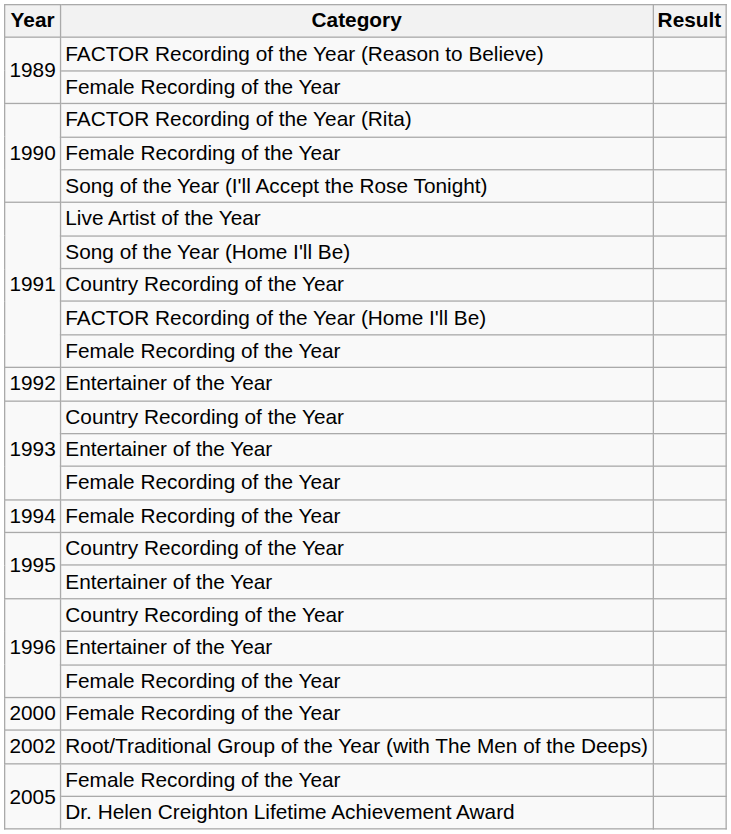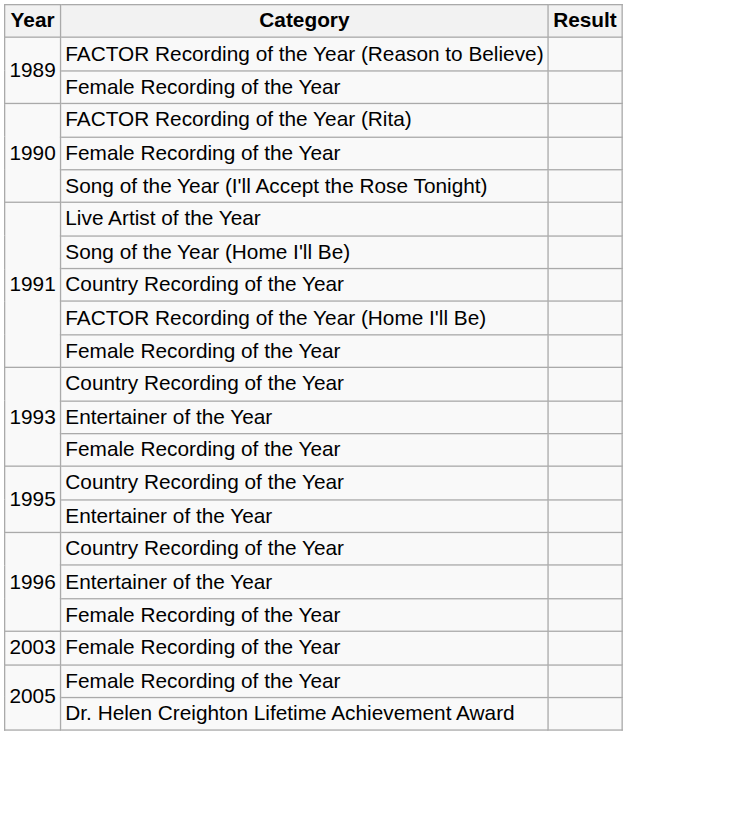- row: (33, 383)
- row: (33, 515)
- row: (33, 713)
- row: (33, 746)
+ row: (33, 647)
